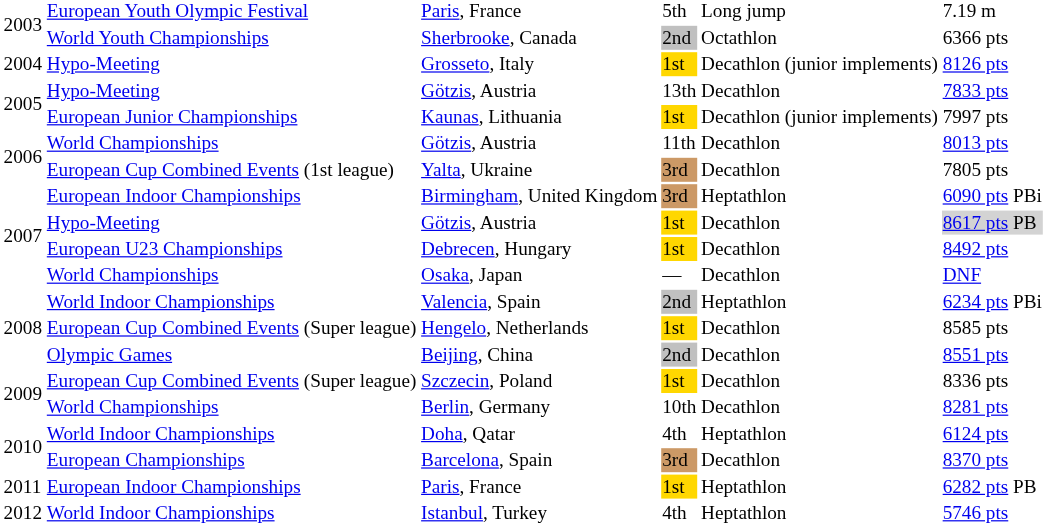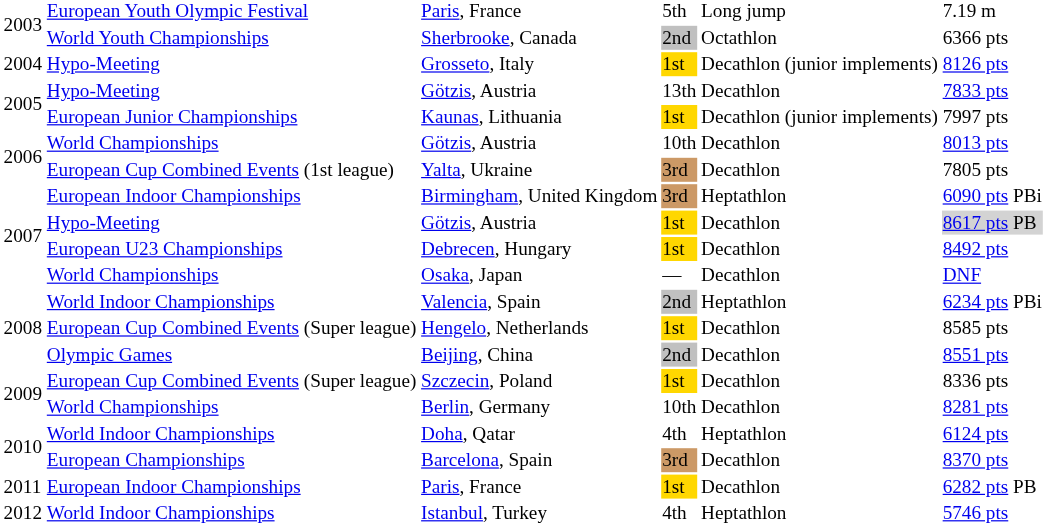(679, 143) 11th -> (679, 143) 10th
(744, 486) Heptathlon -> (741, 486) Decathlon
